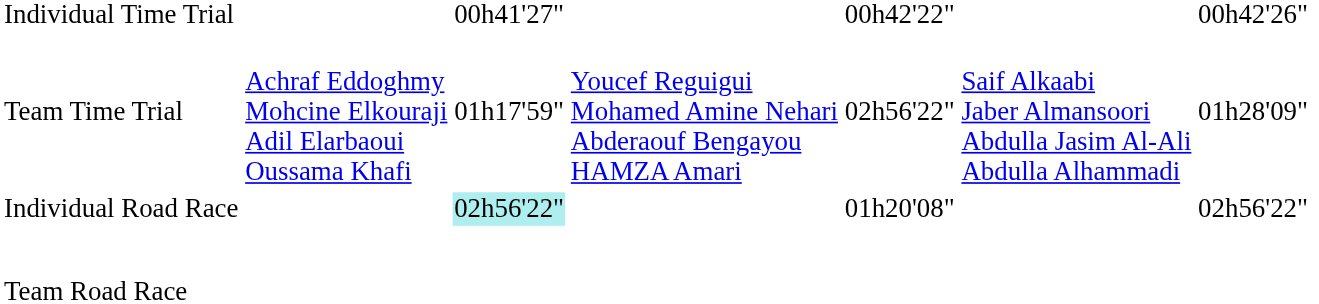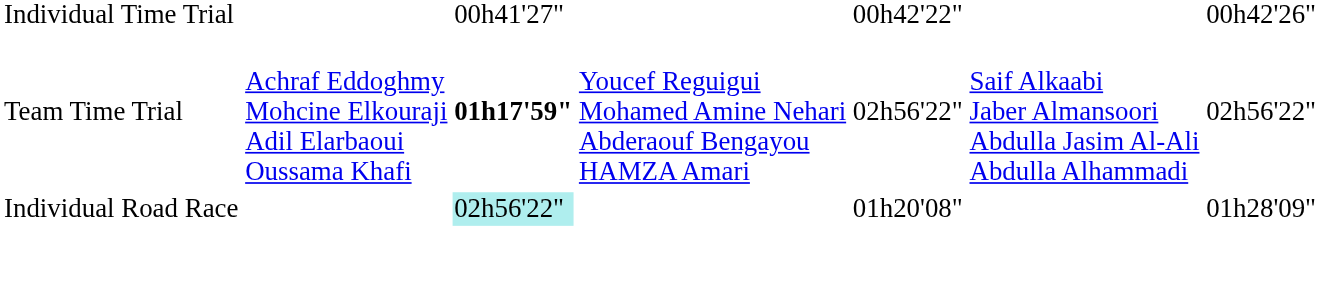(509, 111) normal -> (513, 111) bold
(1253, 111) 01h28'09" -> (1261, 111) 02h56'22"
(1253, 208) 02h56'22" -> (1261, 208) 01h28'09"
- row: (96, 291)
